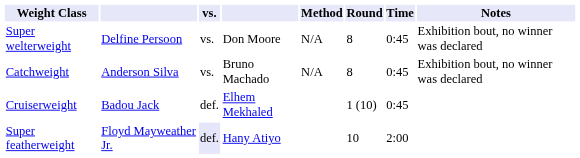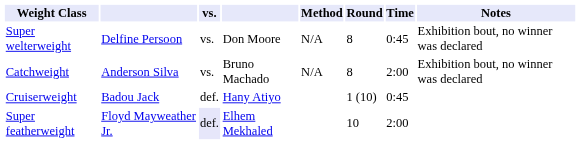(397, 72) 0:45 -> (397, 72) 2:00
(248, 105) Elhem Mekhaled -> (252, 97) Hany Atiyo
(252, 138) Hany Atiyo -> (248, 123) Elhem Mekhaled
